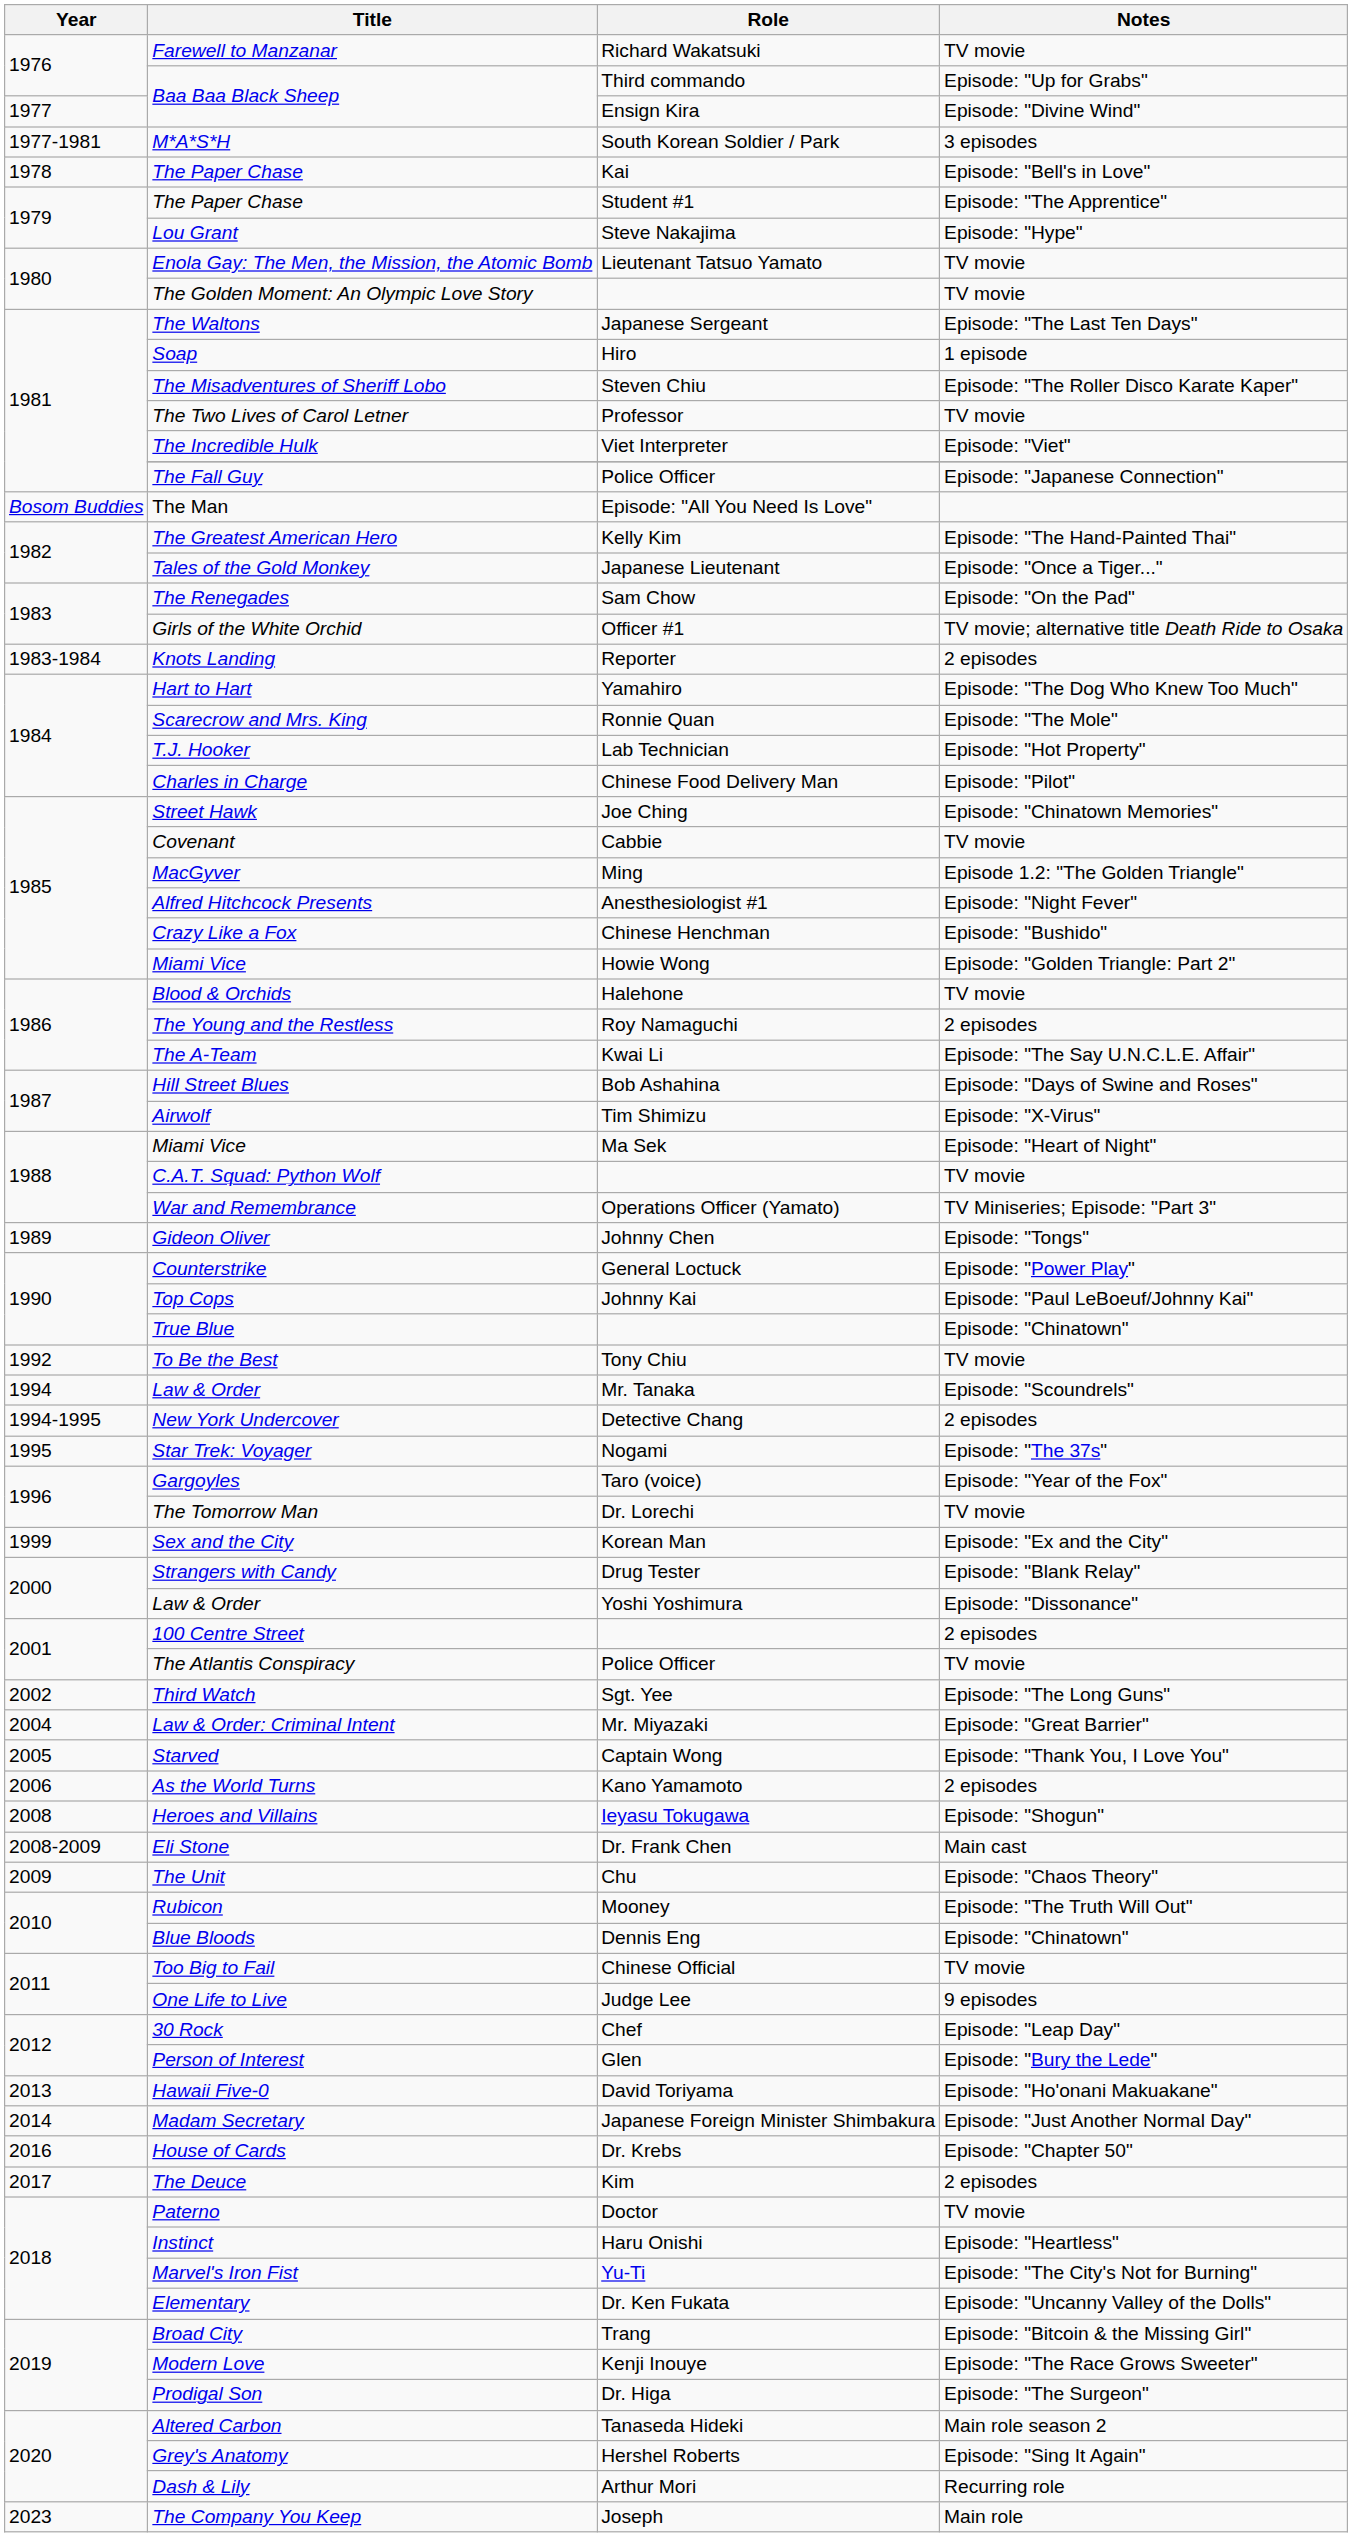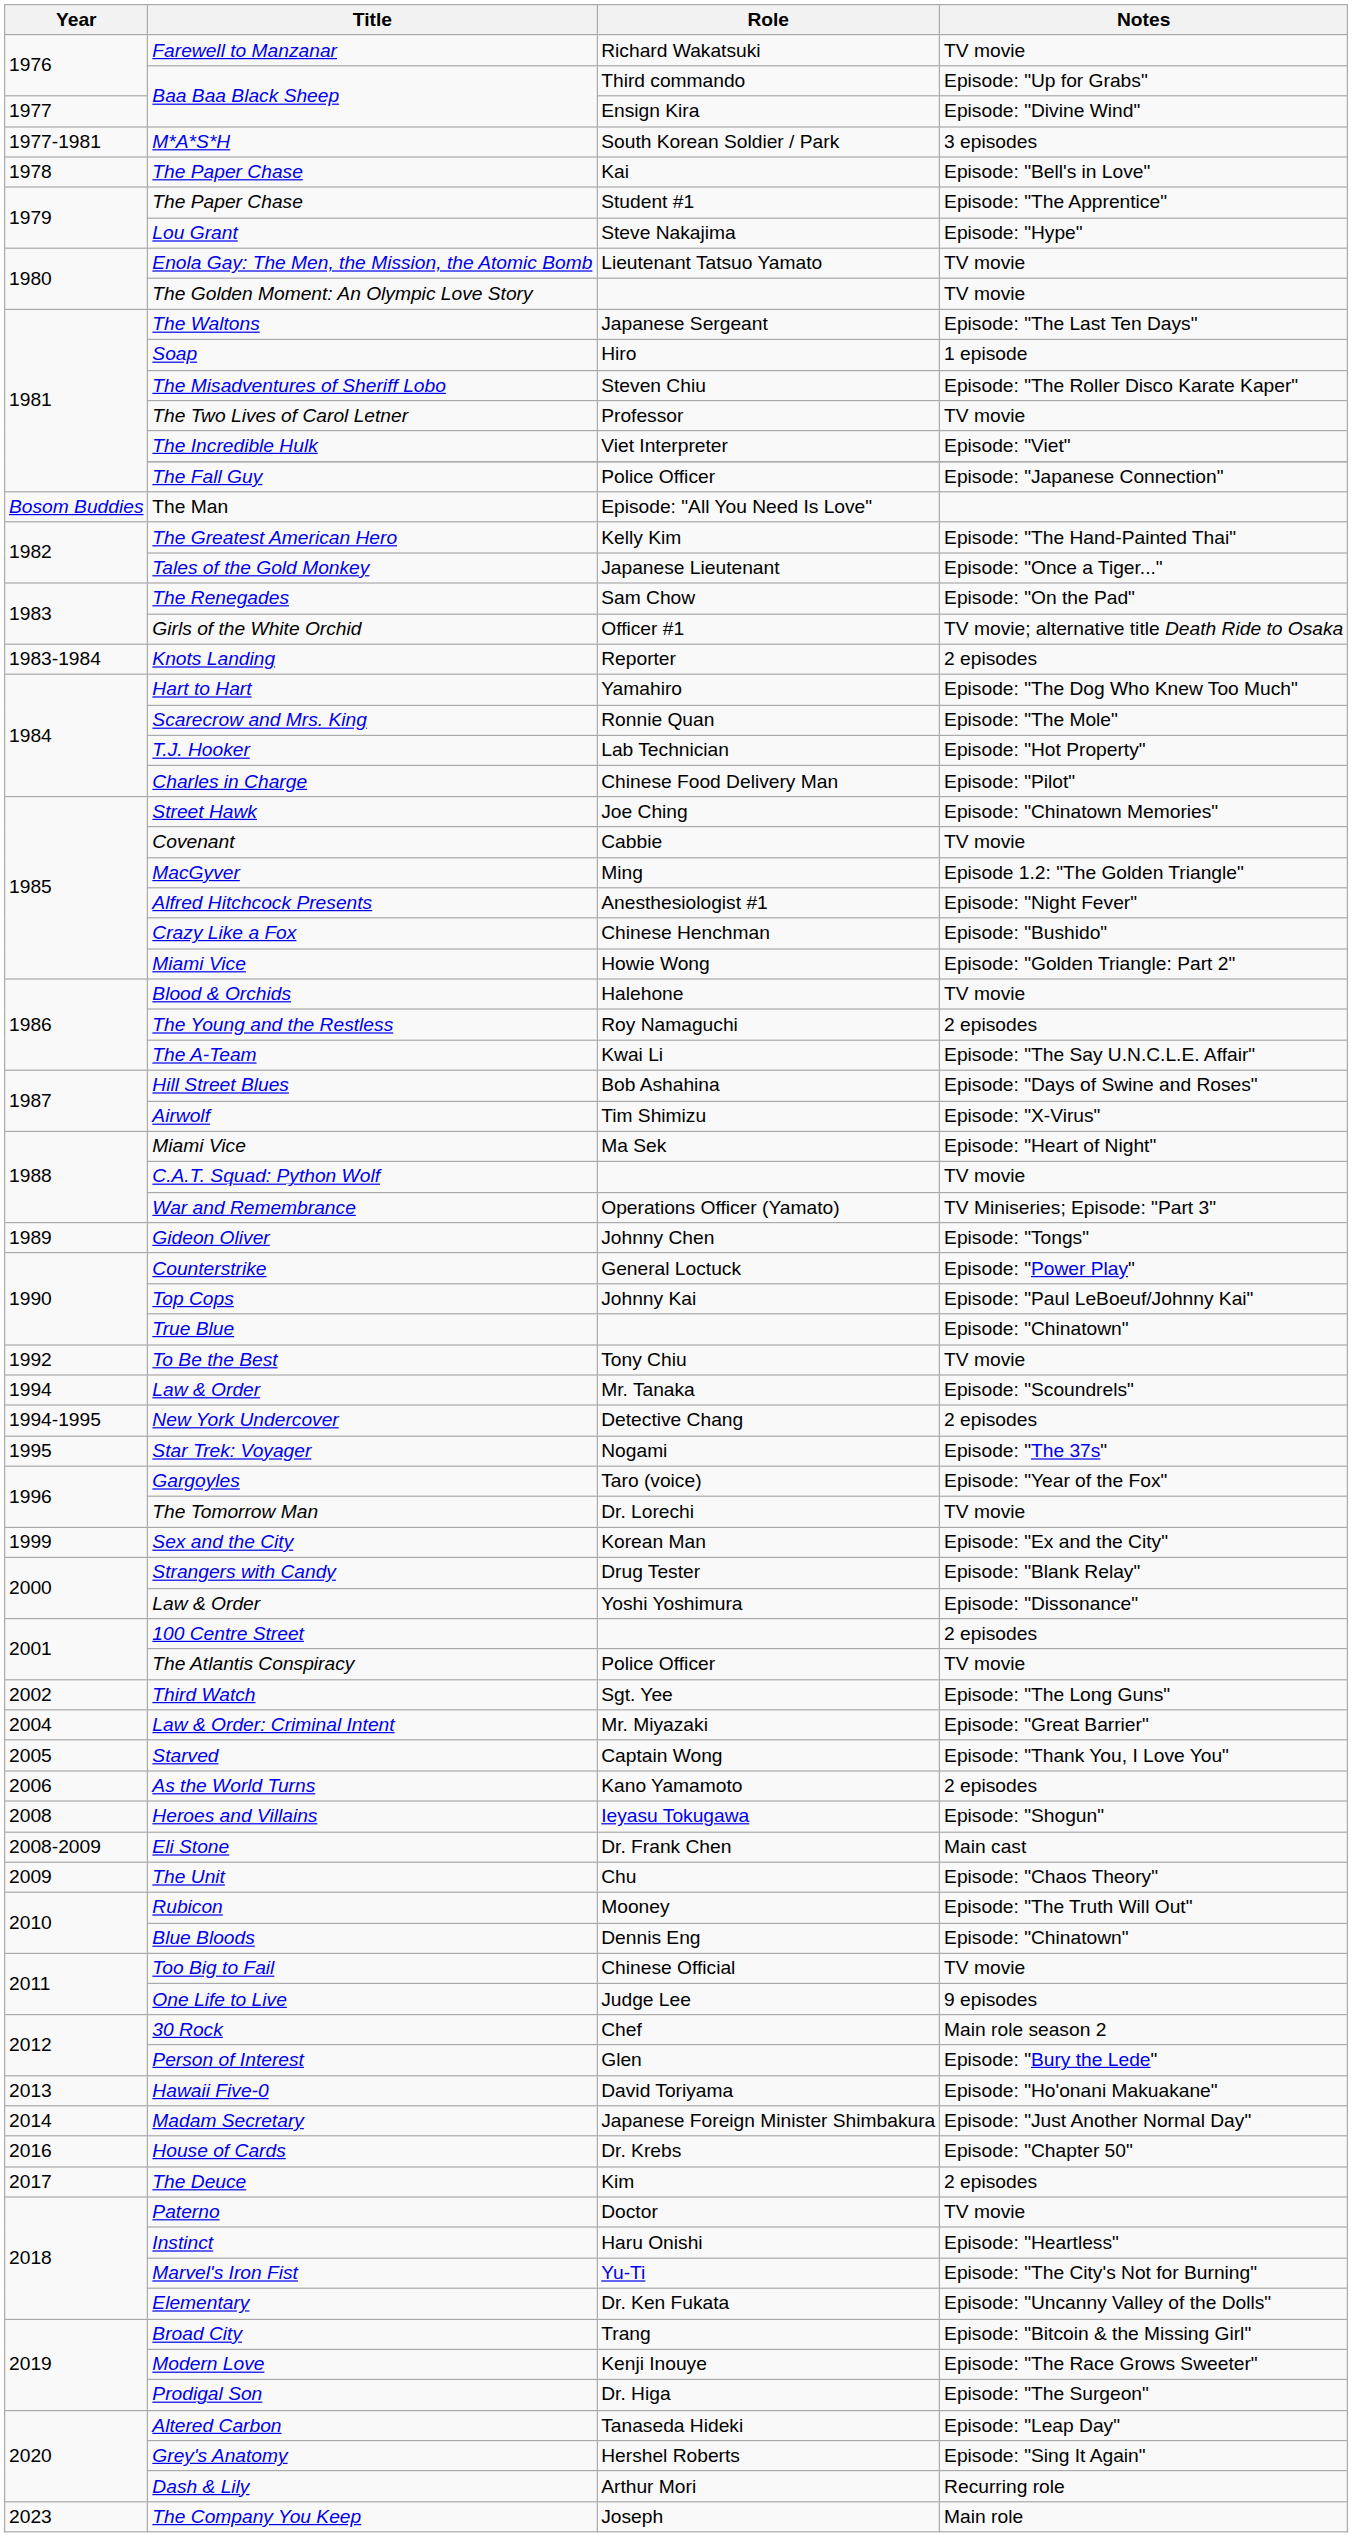(1032, 2029) Episode: "Leap Day" -> (1025, 2029) Main role season 2
(1025, 2425) Main role season 2 -> (1032, 2425) Episode: "Leap Day"
